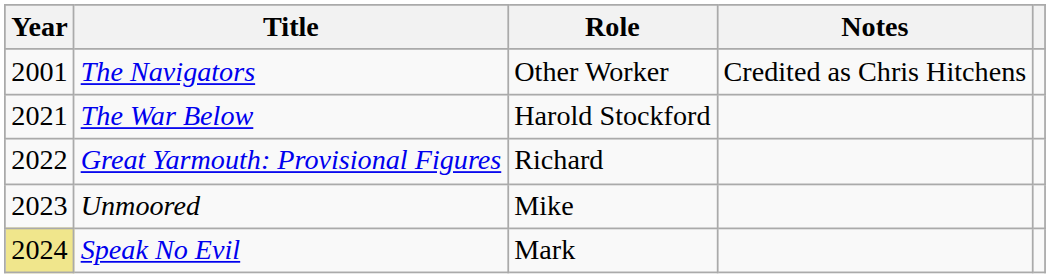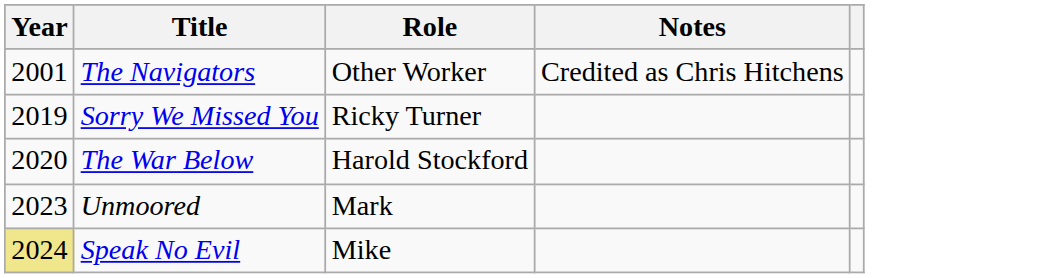+ row: (200, 116)
(40, 116) 2021 -> (40, 160) 2020
- row: (291, 160)
(544, 205) Mike -> (362, 205) Mark
(545, 250) Mark -> (361, 250) Mike
